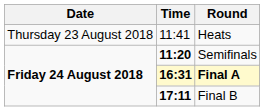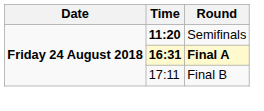- row: (214, 34)
(175, 95) bold -> (164, 75) normal
